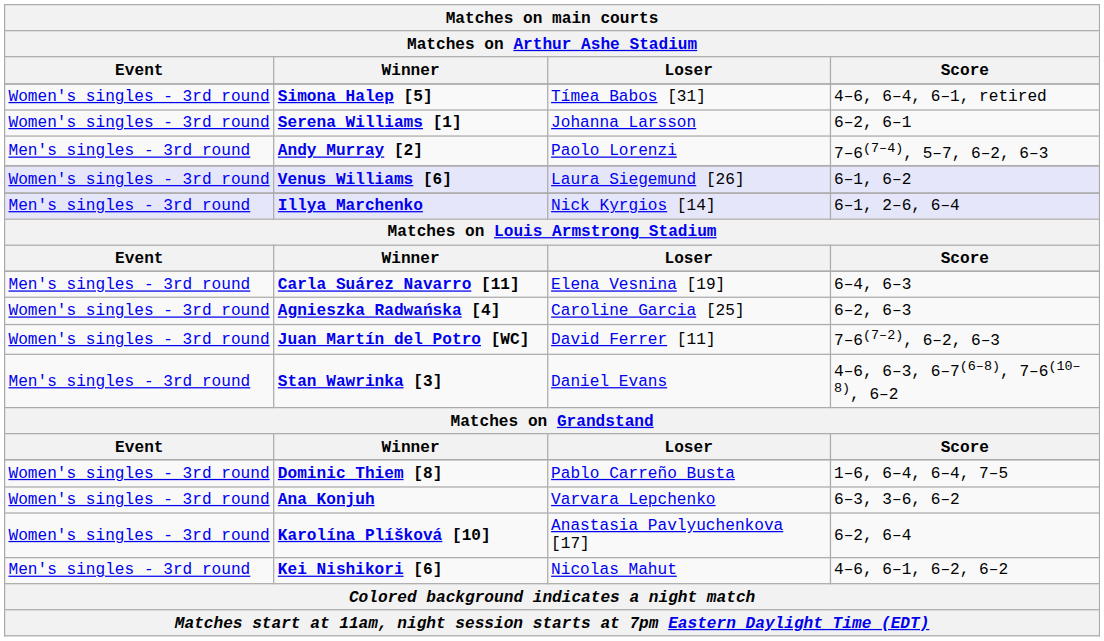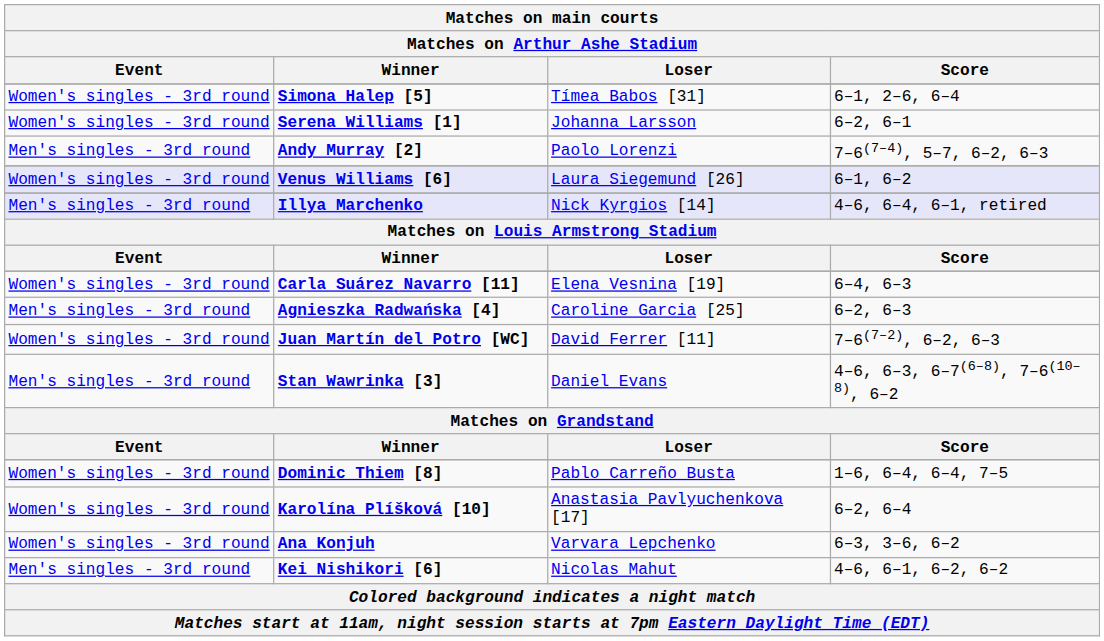(940, 97) 4–6, 6–4, 6–1, retired -> (897, 97) 6–1, 2–6, 6–4
(897, 206) 6–1, 2–6, 6–4 -> (940, 206) 4–6, 6–4, 6–1, retired
(129, 285) Men's singles - 3rd round -> (139, 285) Women's singles - 3rd round
(139, 311) Women's singles - 3rd round -> (129, 311) Men's singles - 3rd round
rows swapped: (326, 499) <-> (384, 535)
